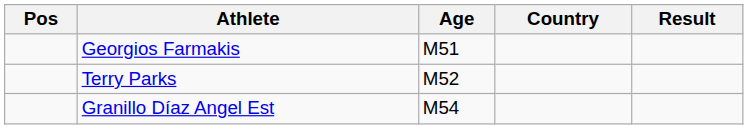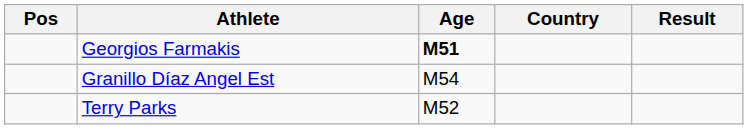(441, 49) normal -> (441, 49) bold
rows swapped: (178, 108) <-> (129, 78)
